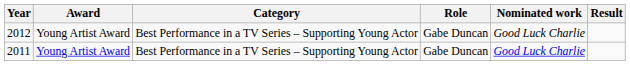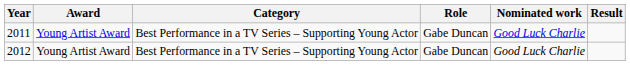rows swapped: (19, 51) <-> (19, 32)
